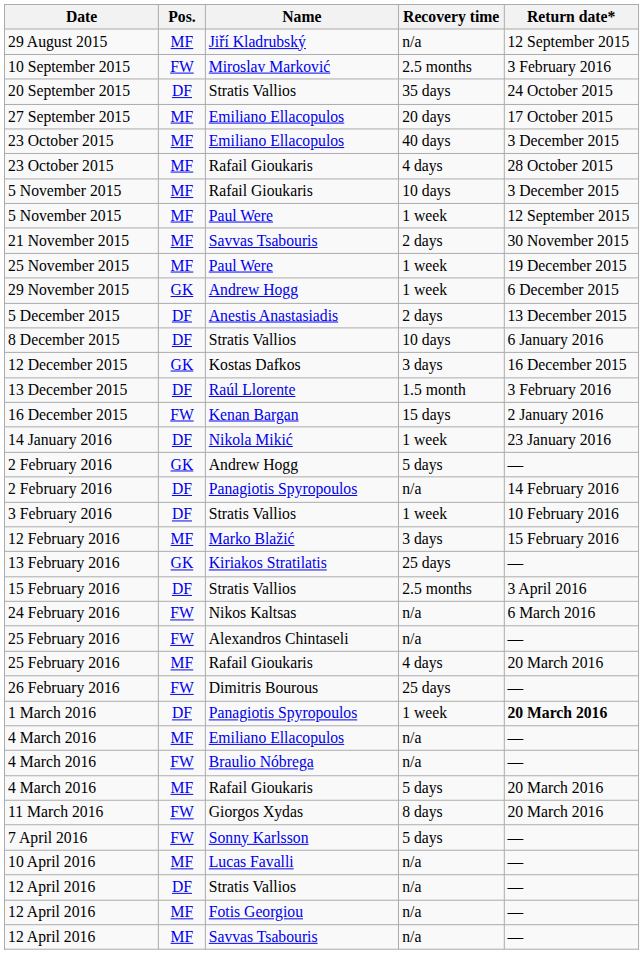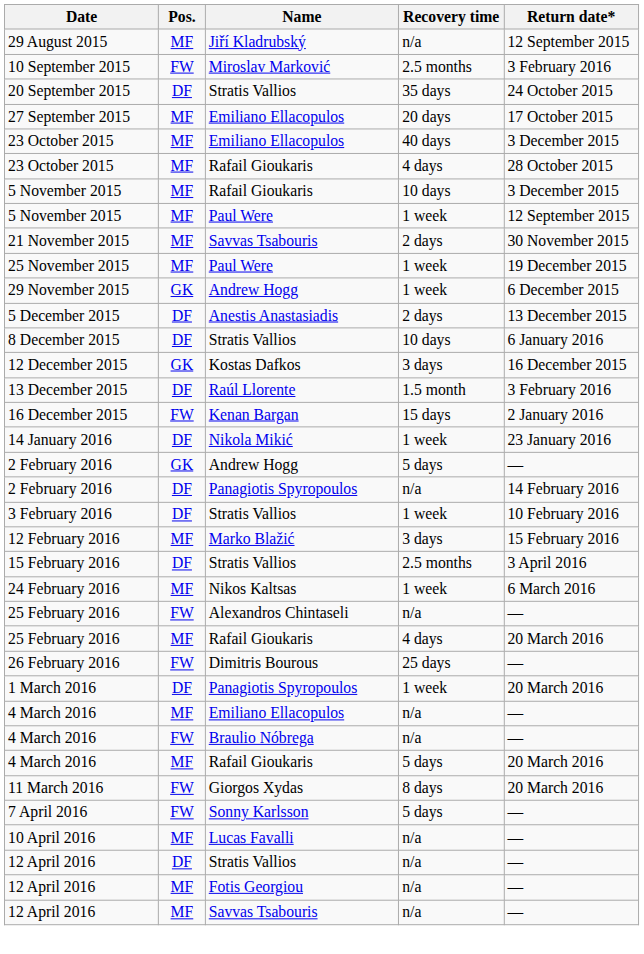- row: (64, 564)
(182, 613) FW -> (182, 588) MF
(412, 613) n/a -> (425, 588) 1 week
(557, 713) bold -> (555, 688) normal
